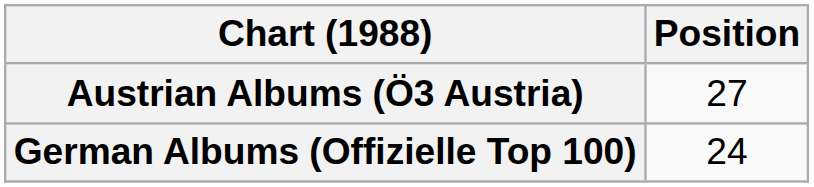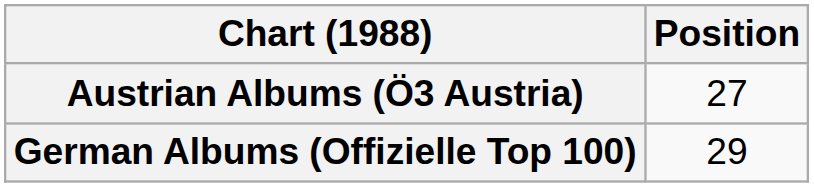(727, 151) 24 -> (727, 151) 29
